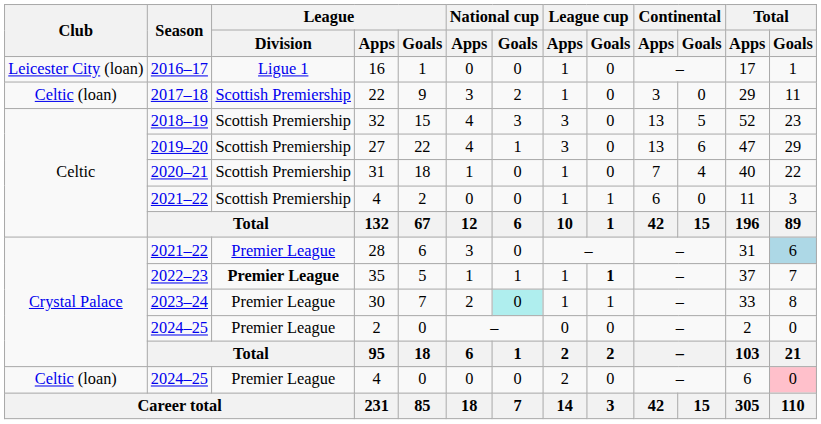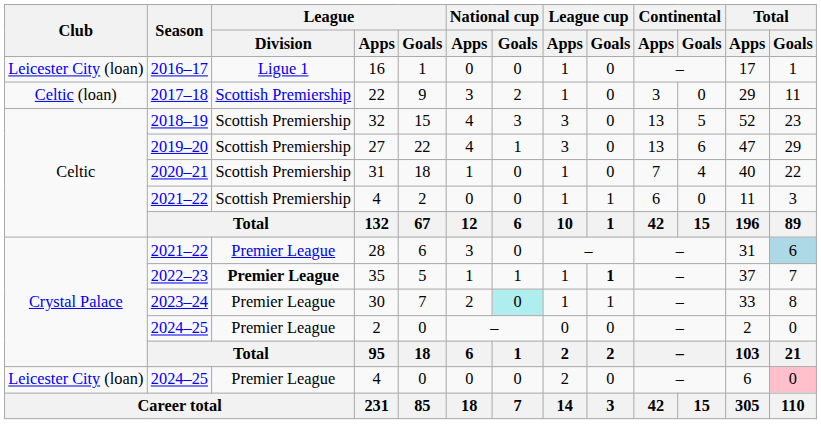(76, 379) Celtic (loan) -> (76, 379) Leicester City (loan)
